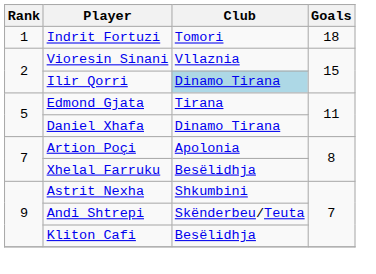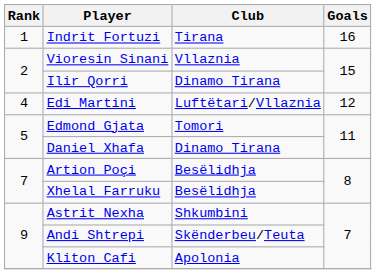(199, 38) Tomori -> (199, 38) Tirana
(331, 38) 18 -> (348, 38) 16
(228, 82) lightblue background -> (228, 82) no background
+ row: (91, 104)
(199, 104) Tirana -> (199, 126) Tomori
(207, 148) Apolonia -> (215, 170) Besëlidhja
(215, 236) Besëlidhja -> (207, 258) Apolonia
